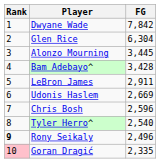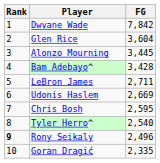(141, 39) 6,304 -> (141, 39) 3,604
(141, 81) 2,911 -> (141, 81) 2,711
(141, 109) 2,596 -> (141, 109) 2,595
(12, 151) pink background -> (12, 151) no background
